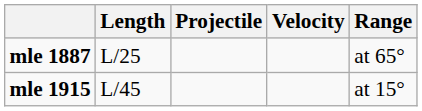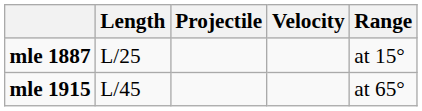(380, 55) at 65° -> (380, 55) at 15°
(380, 88) at 15° -> (380, 88) at 65°
